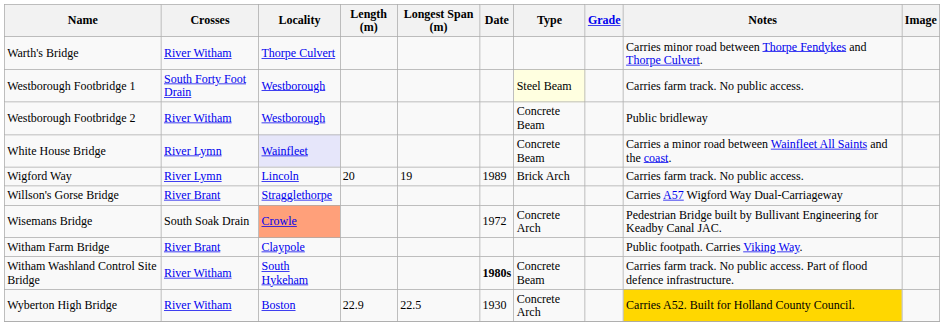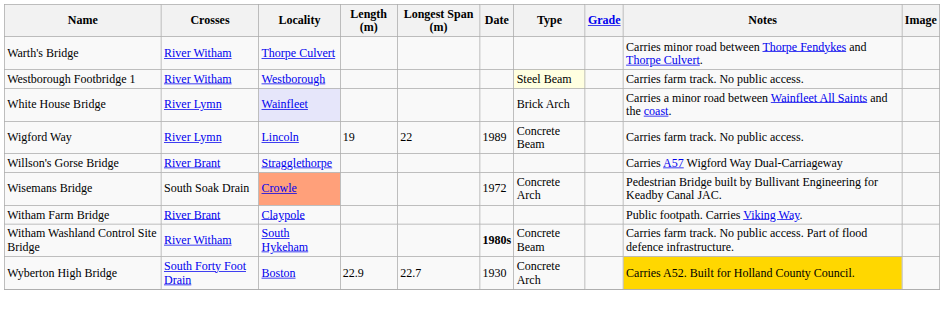(205, 85) South Forty Foot Drain -> (198, 79) River Witham
- row: (71, 118)
(538, 150) Concrete Beam -> (543, 104) Brick Arch
(349, 176) 20 -> (349, 137) 19
(406, 176) 19 -> (406, 137) 22
(543, 176) Brick Arch -> (538, 137) Concrete Beam
(198, 305) River Witham -> (205, 273) South Forty Foot Drain
(411, 305) 22.5 -> (411, 273) 22.7
